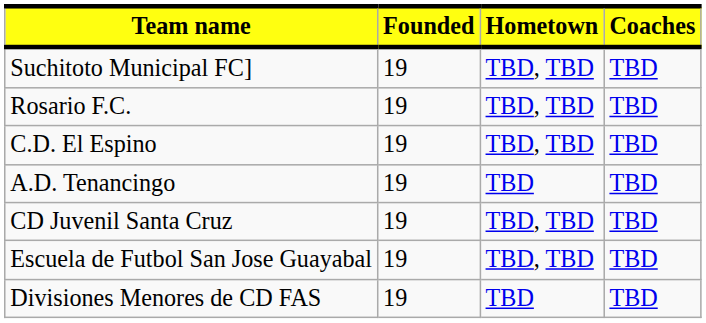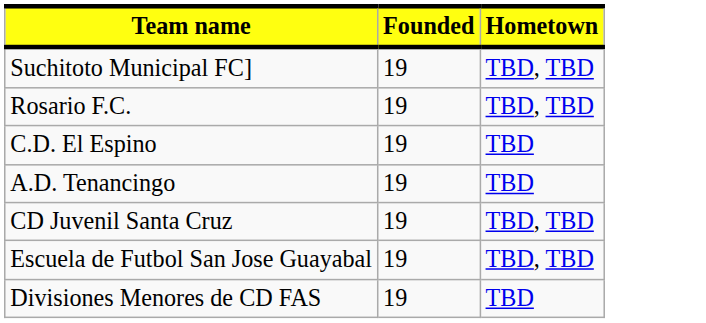- column: (652, 26)
(540, 144) TBD, TBD -> (510, 144) TBD
